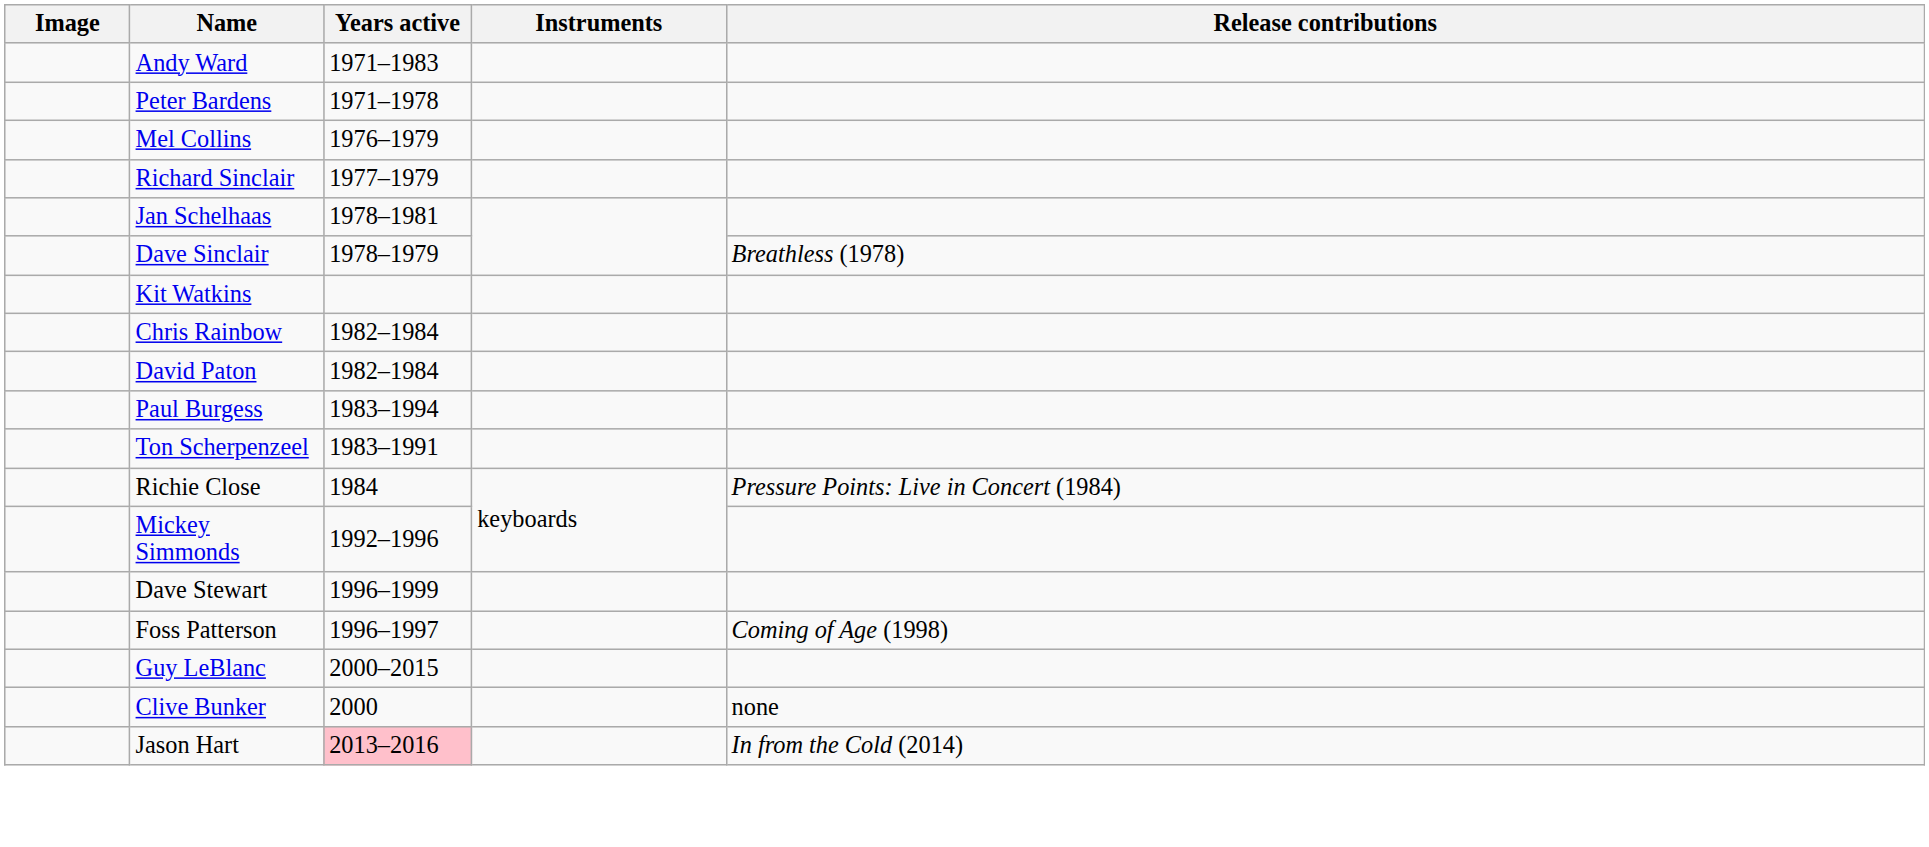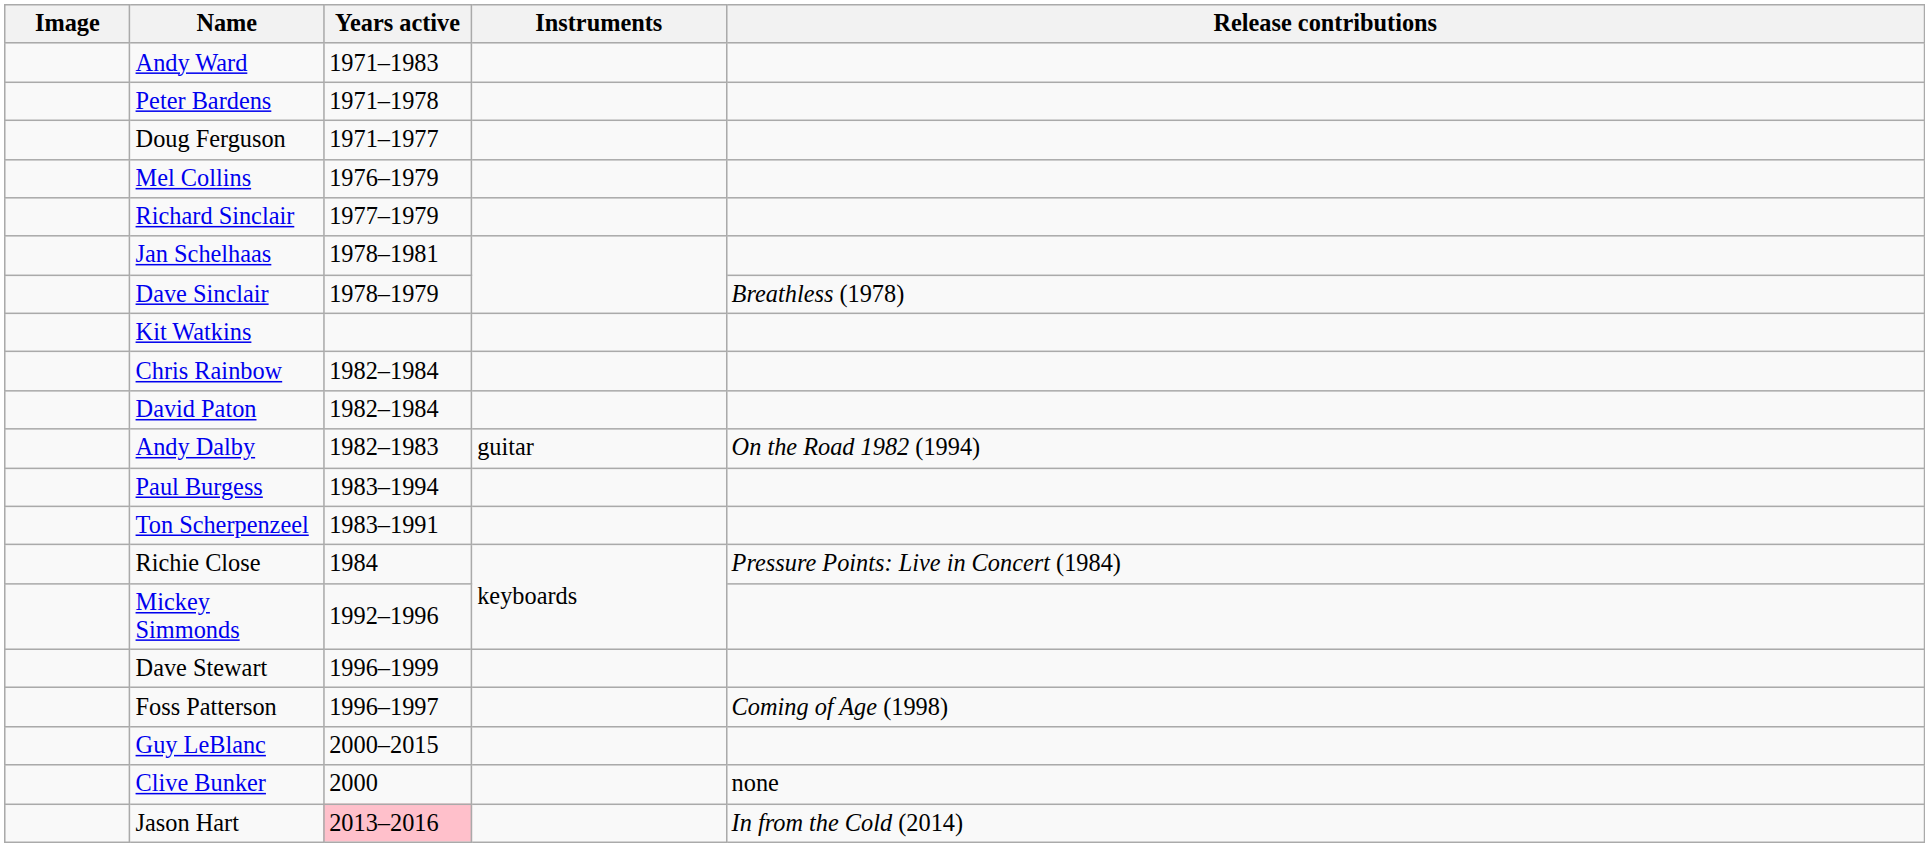+ row: (211, 139)
+ row: (195, 448)
